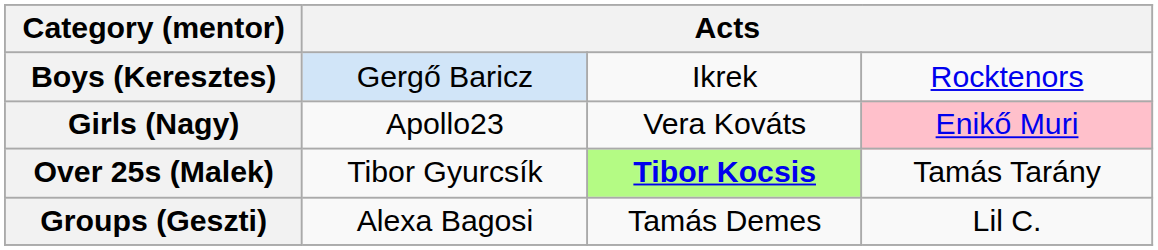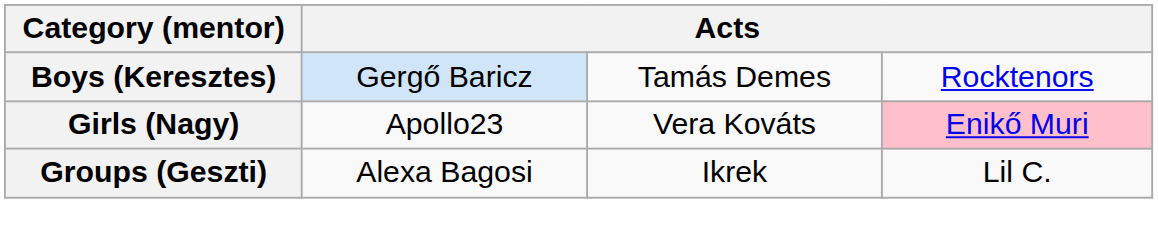(725, 76) Ikrek -> (734, 76) Tamás Demes
- row: (154, 172)
(725, 220) Tamás Demes -> (734, 172) Ikrek
